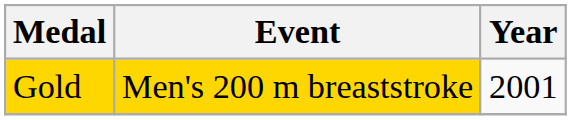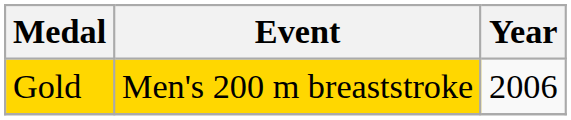(523, 85) 2001 -> (523, 85) 2006
